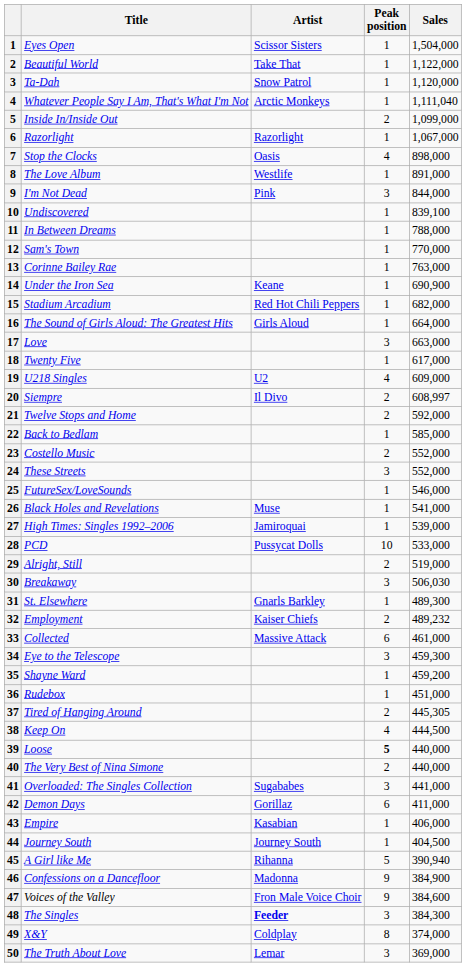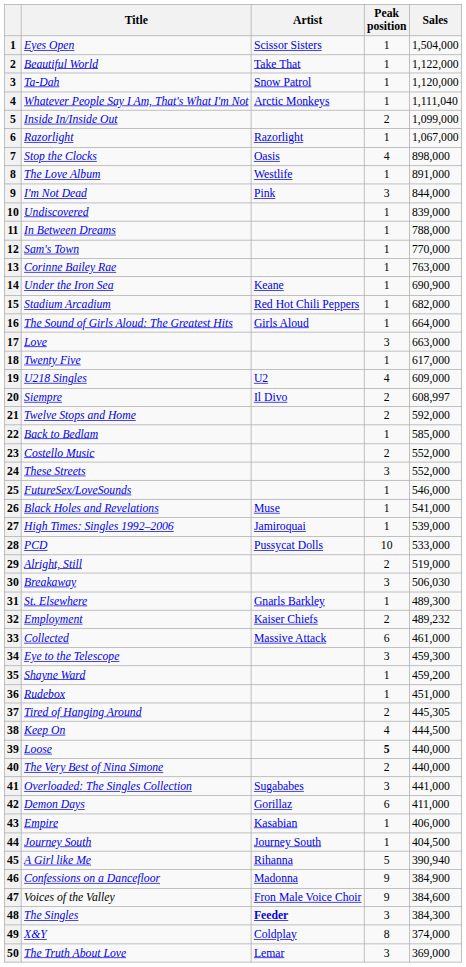(431, 212) 839,100 -> (431, 212) 839,000
